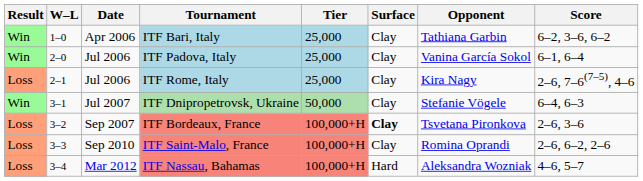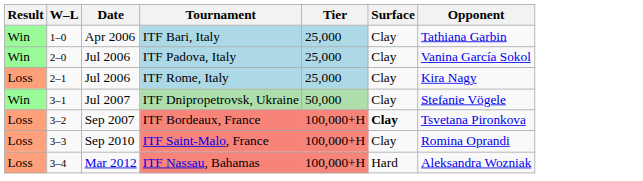- column: (586, 15)
